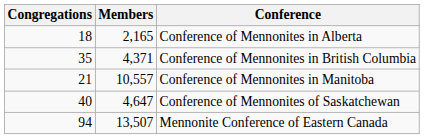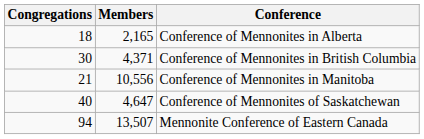(85, 58) 35 -> (85, 58) 30
(135, 79) 10,557 -> (135, 79) 10,556
